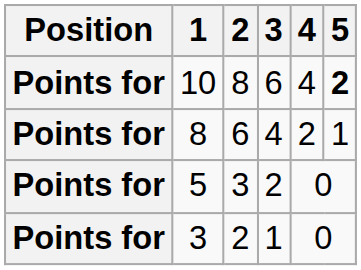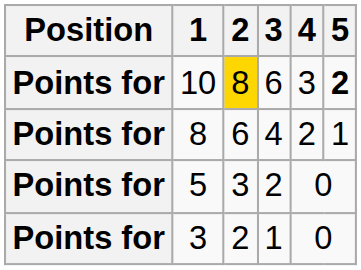(240, 82) no background -> (240, 82) gold background
(307, 82) 4 -> (307, 82) 3
